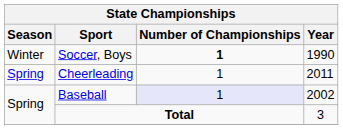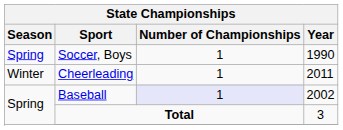(26, 54) Winter -> (26, 54) Spring
(220, 54) bold -> (220, 54) normal
(26, 74) Spring -> (26, 74) Winter
